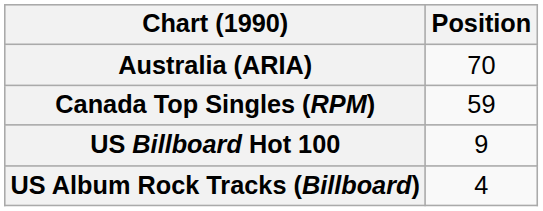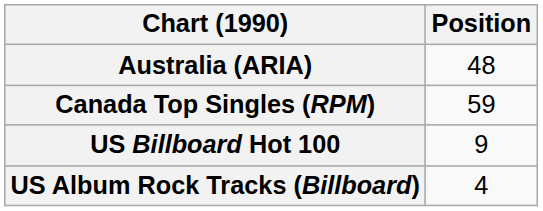(481, 64) 70 -> (481, 64) 48
